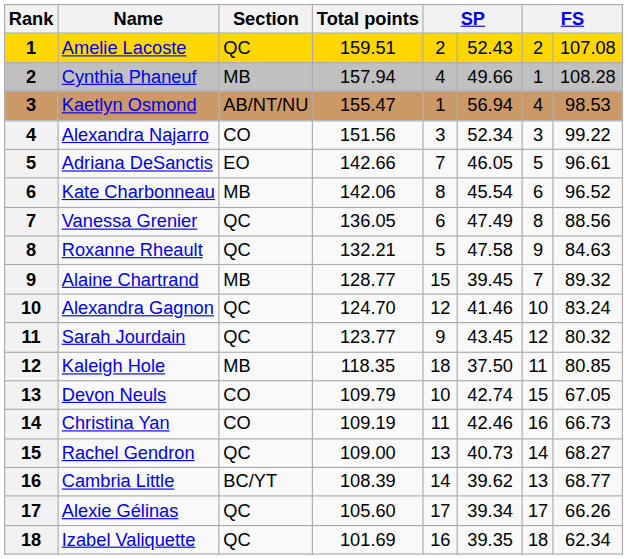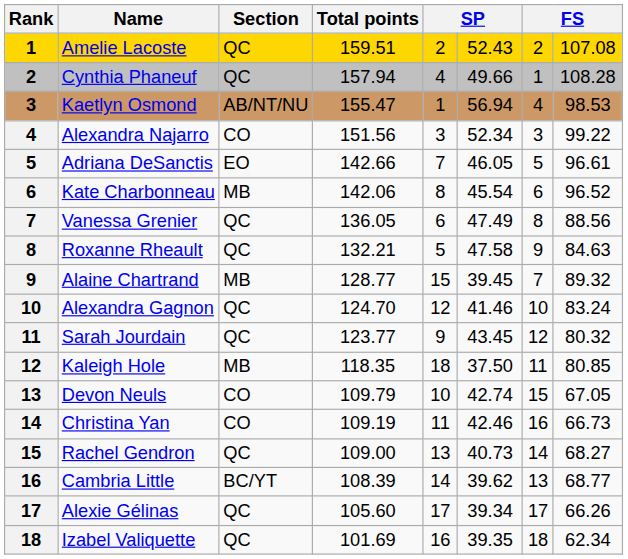(237, 76) MB -> (237, 76) QC
